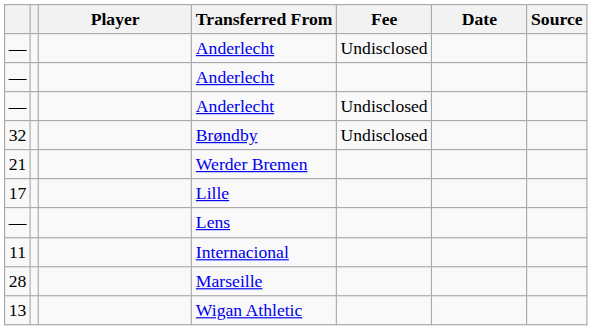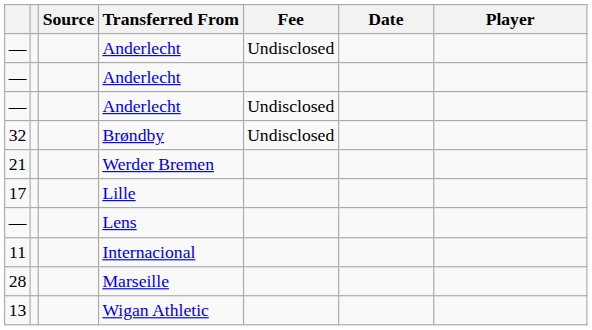columns swapped: (115, 19) <-> (557, 19)
